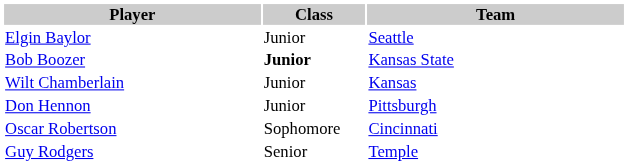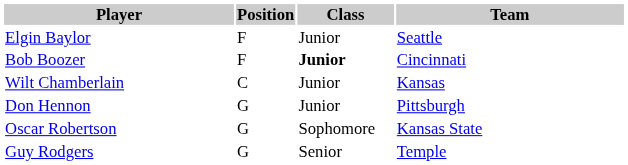+ column: (266, 14)
(411, 60) Kansas State -> (431, 60) Cincinnati
(403, 128) Cincinnati -> (440, 128) Kansas State
